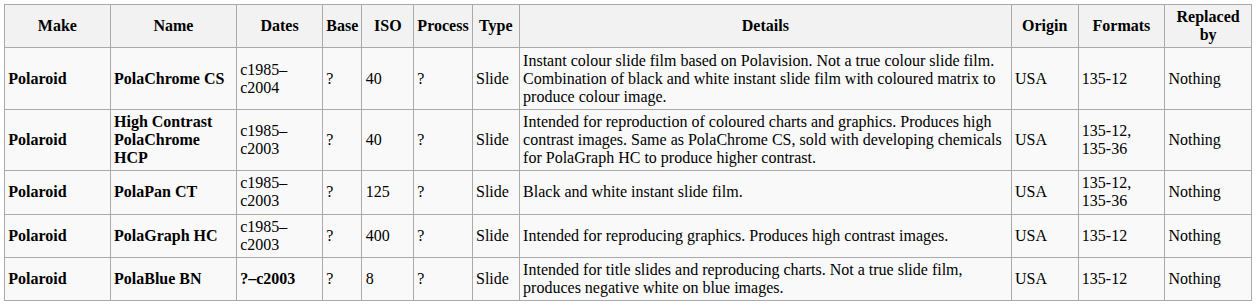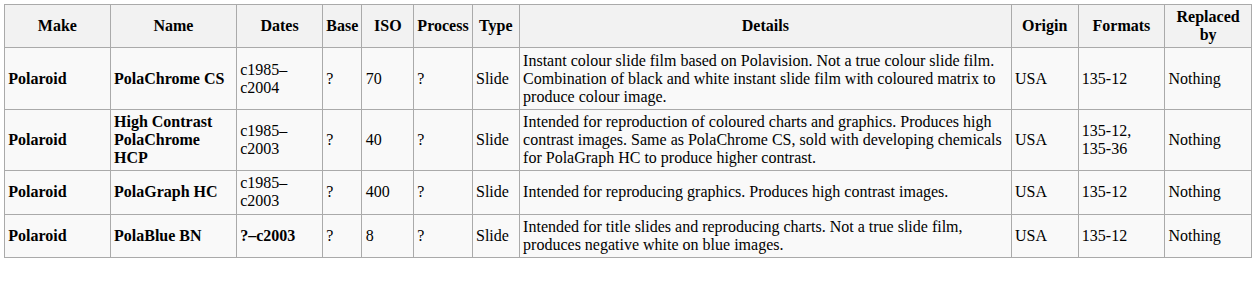(374, 78) 40 -> (374, 78) 70
- row: (156, 192)
